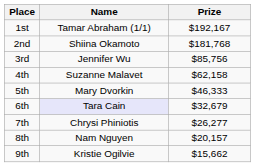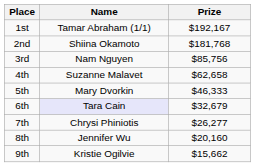(104, 59) Jennifer Wu -> (104, 59) Nam Nguyen
(209, 75) $62,158 -> (209, 75) $62,658
(104, 138) Nam Nguyen -> (104, 138) Jennifer Wu
(209, 138) $20,157 -> (209, 138) $20,160
